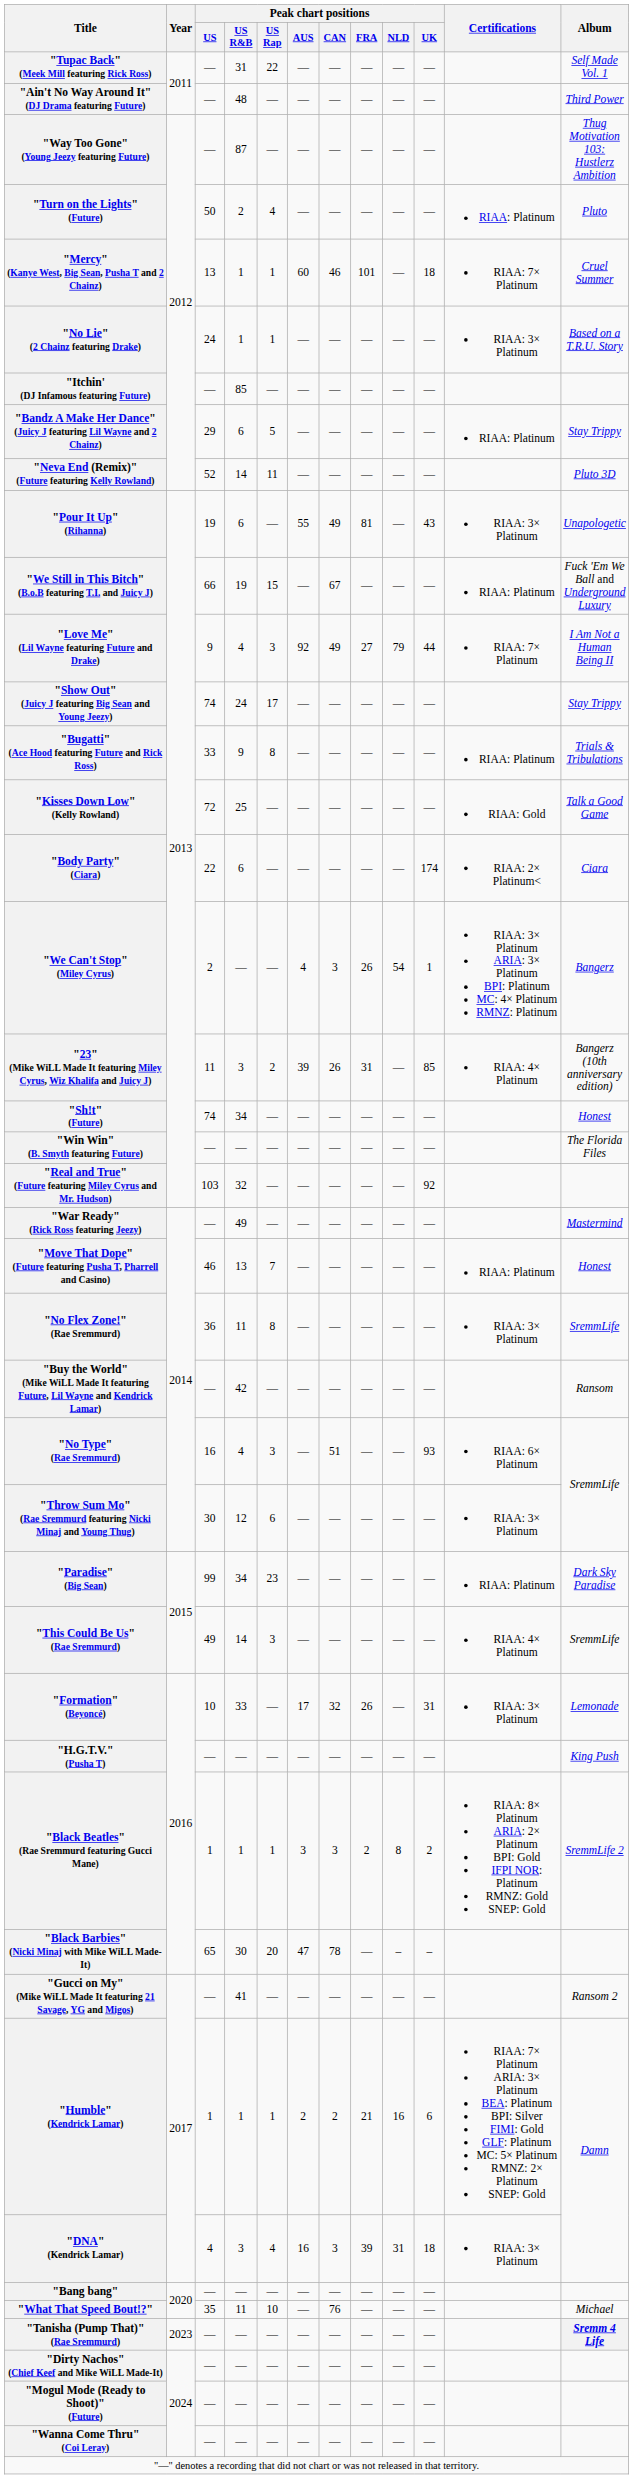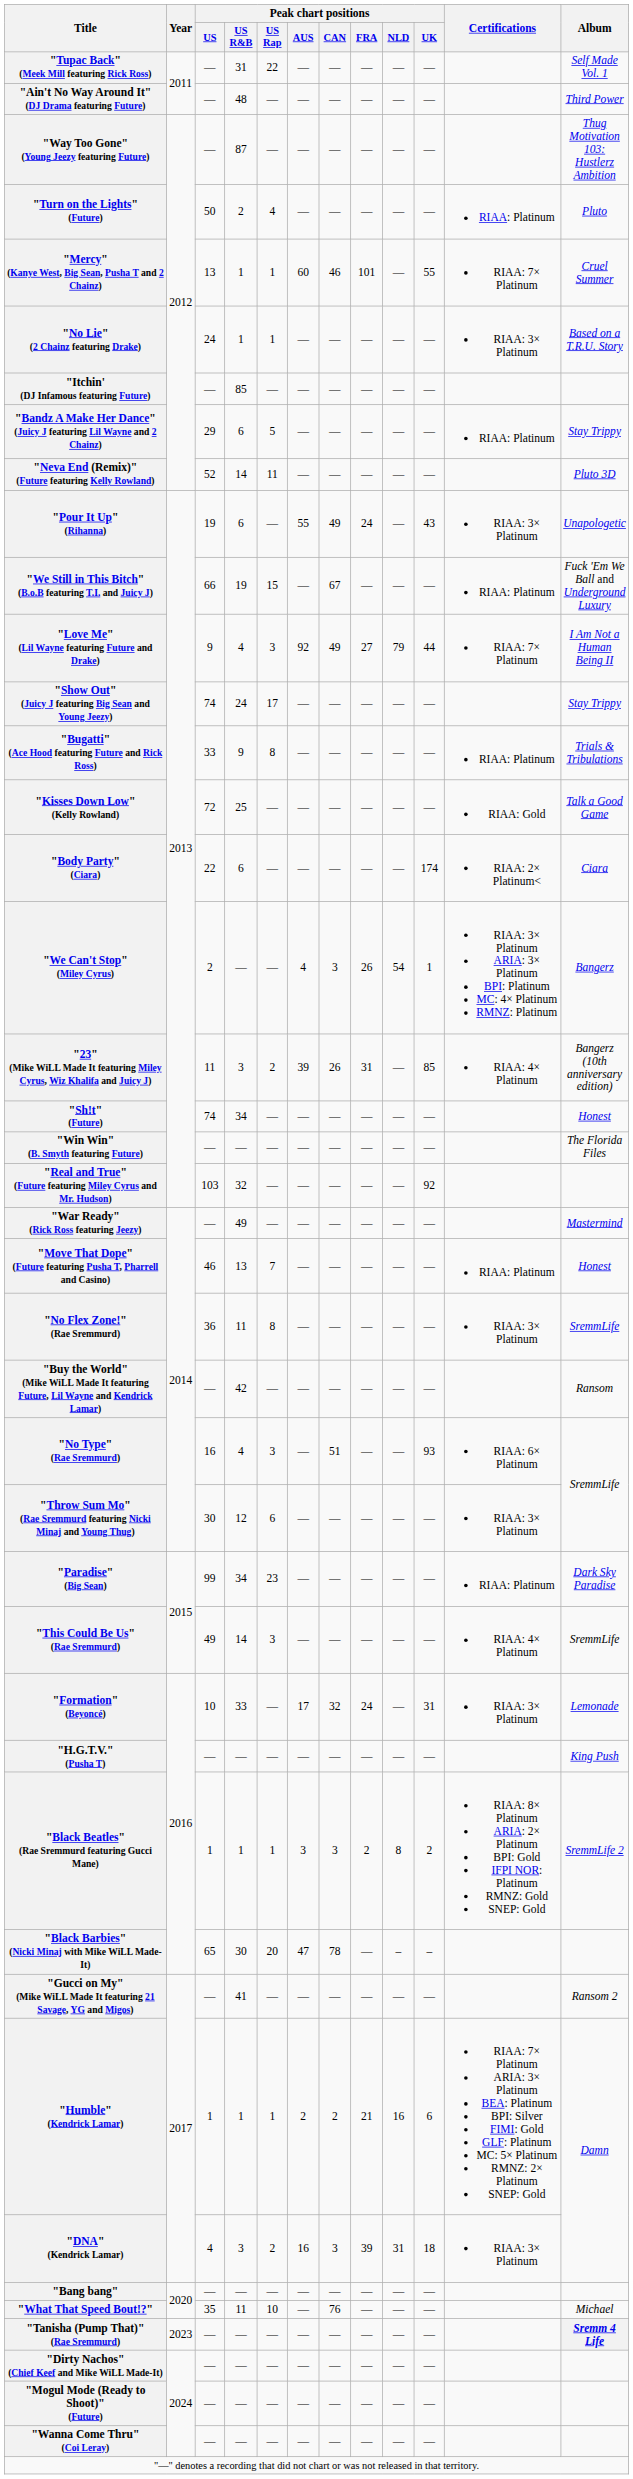(429, 272) 18 -> (429, 272) 55
(367, 523) 81 -> (367, 523) 24
(367, 1707) 26 -> (367, 1707) 24
(272, 2248) 4 -> (272, 2248) 2
